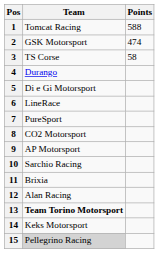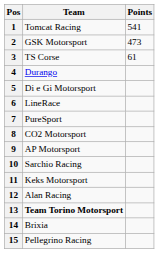(134, 26) 588 -> (134, 26) 541
(134, 42) 474 -> (134, 42) 473
(132, 57) 58 -> (132, 57) 61
(36, 179) Brixia -> (56, 179) Keks Motorsport
(56, 225) Keks Motorsport -> (36, 225) Brixia
(58, 240) lightgrey background -> (58, 240) no background
